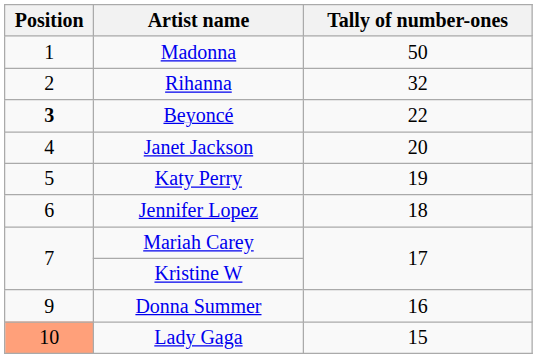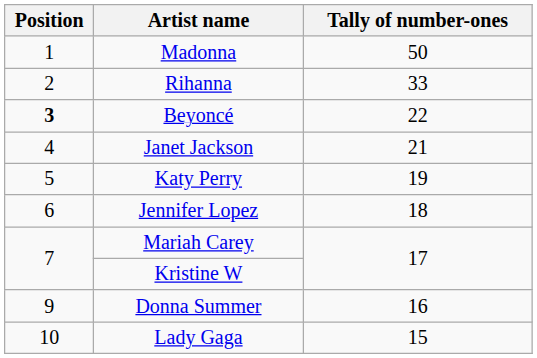(418, 83) 32 -> (418, 83) 33
(418, 147) 20 -> (418, 147) 21
(49, 337) lightsalmon background -> (49, 337) no background
